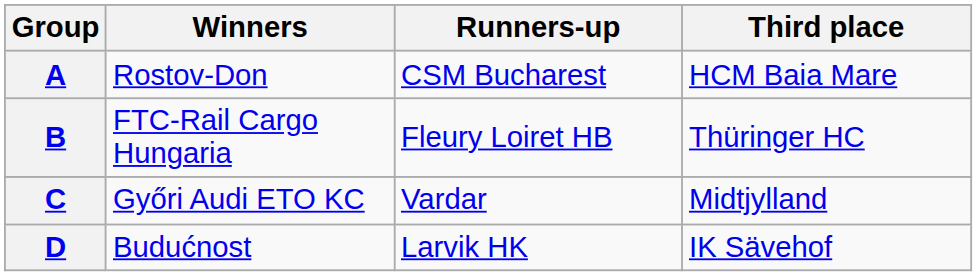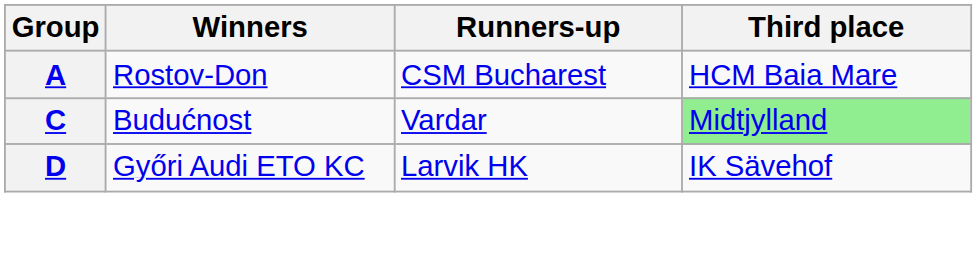- row: (56, 137)
(239, 199) Győri Audi ETO KC -> (182, 120) Budućnost
(758, 199) no background -> (758, 120) lightgreen background
(182, 246) Budućnost -> (239, 167) Győri Audi ETO KC
